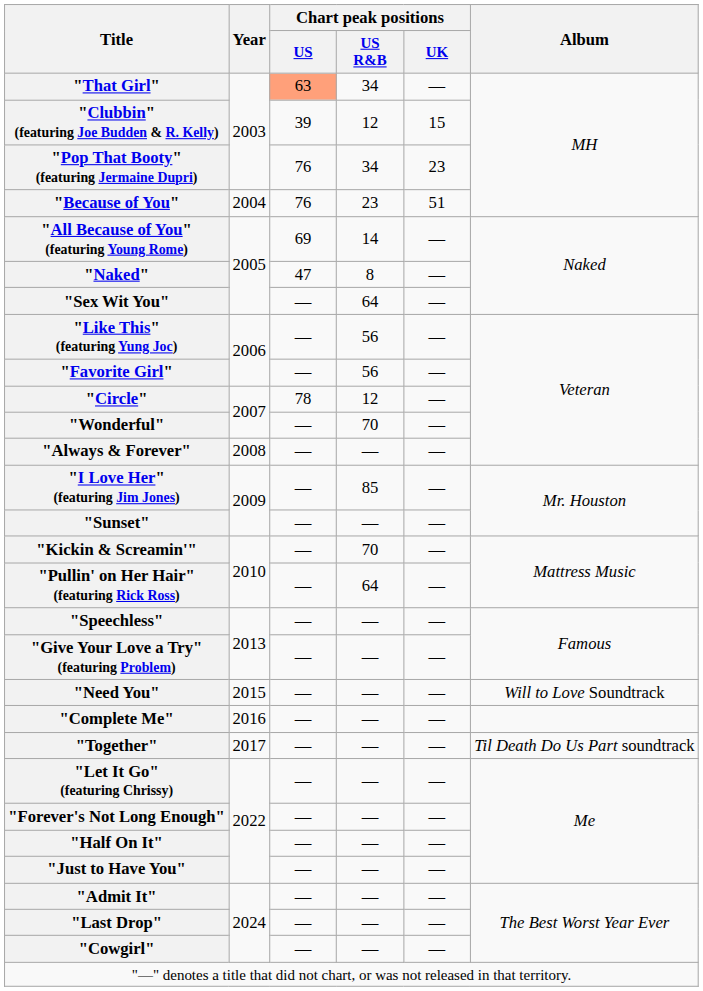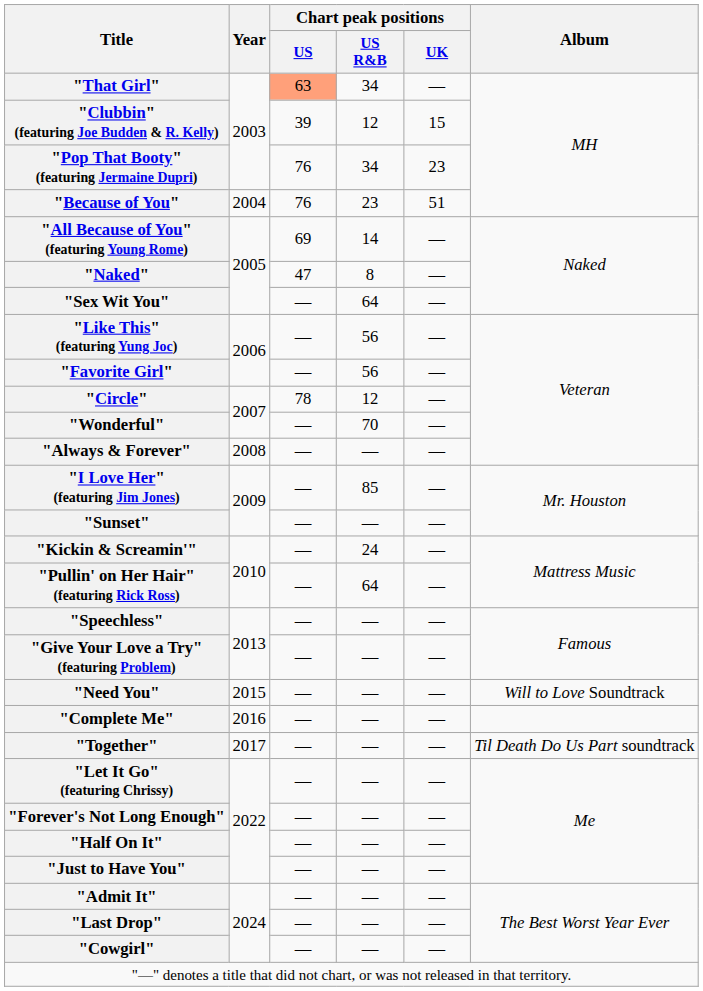(370, 549) 70 -> (370, 549) 24
